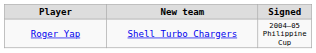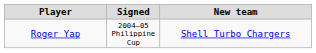columns swapped: (285, 12) <-> (182, 12)
